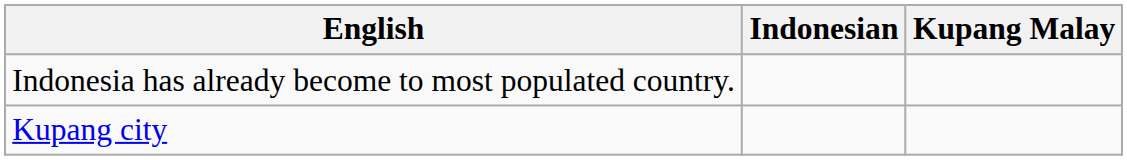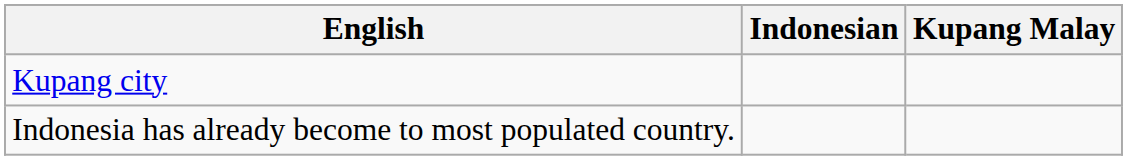rows swapped: (90, 129) <-> (374, 79)
